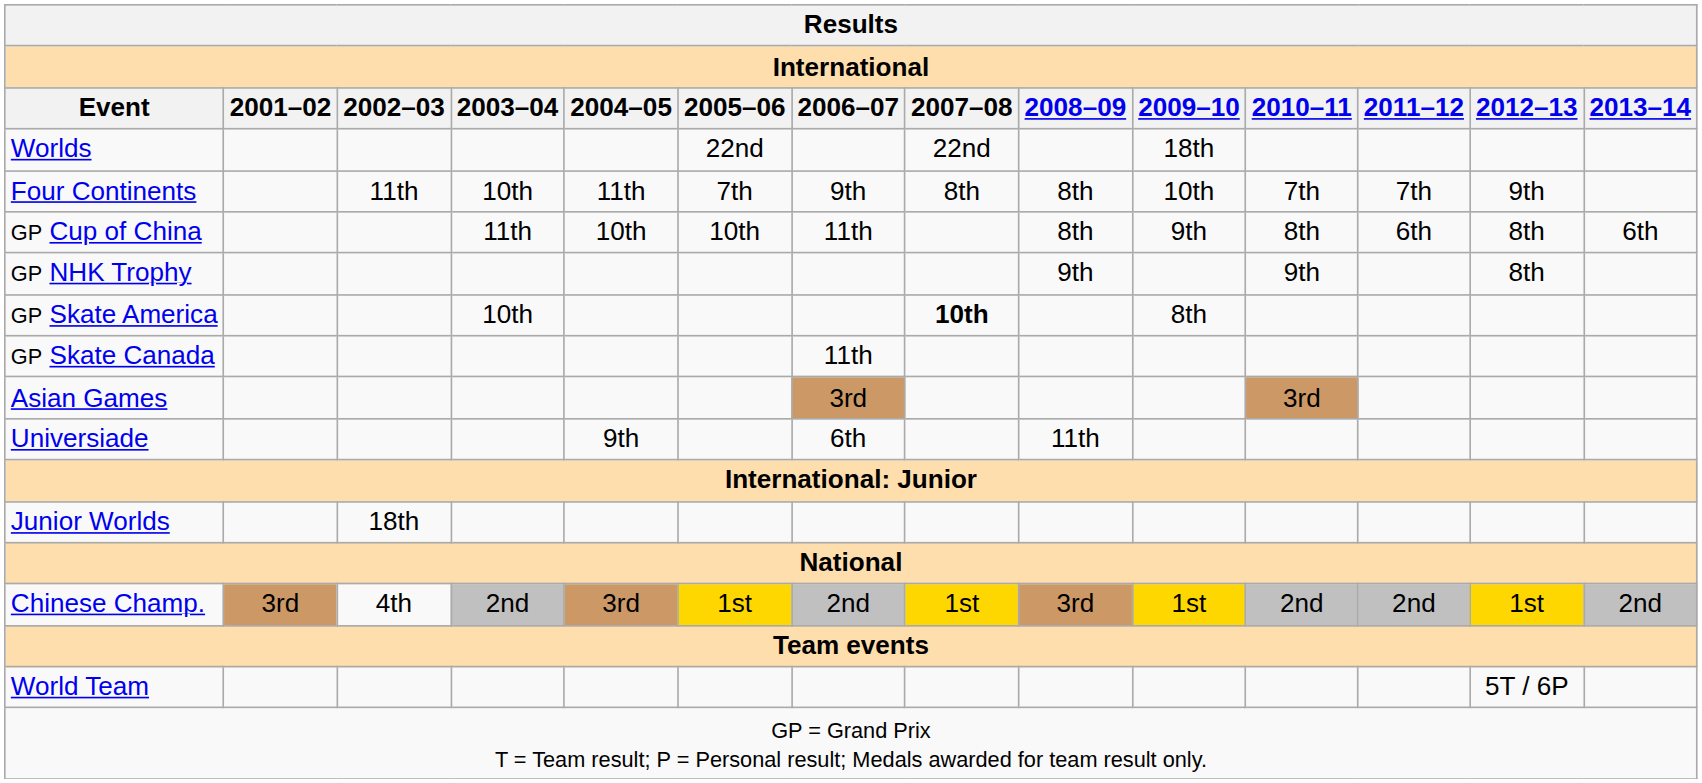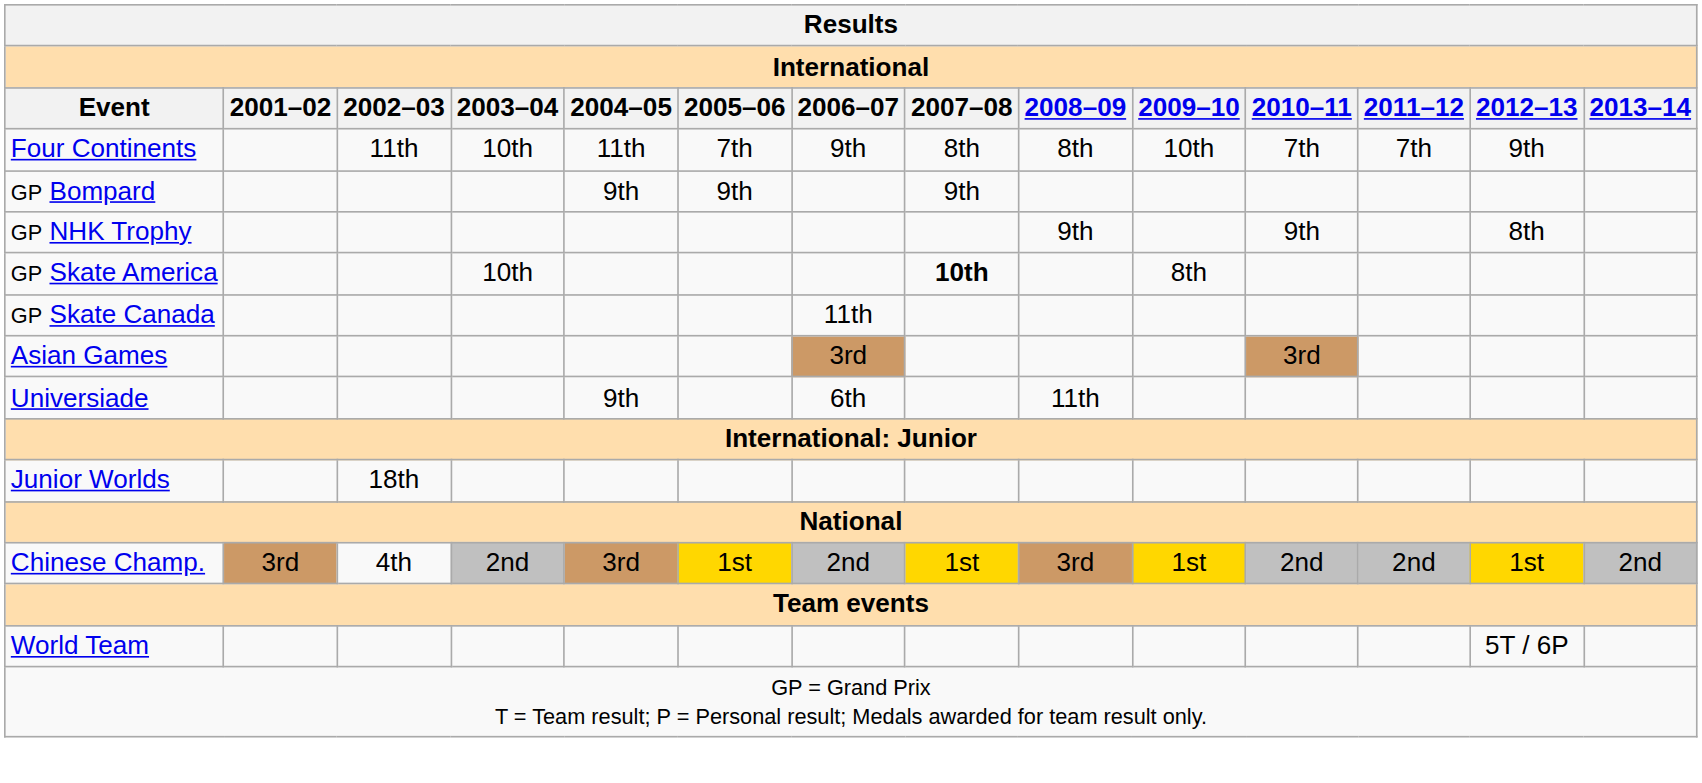- row: (51, 149)
+ row: (83, 190)
- row: (106, 231)
